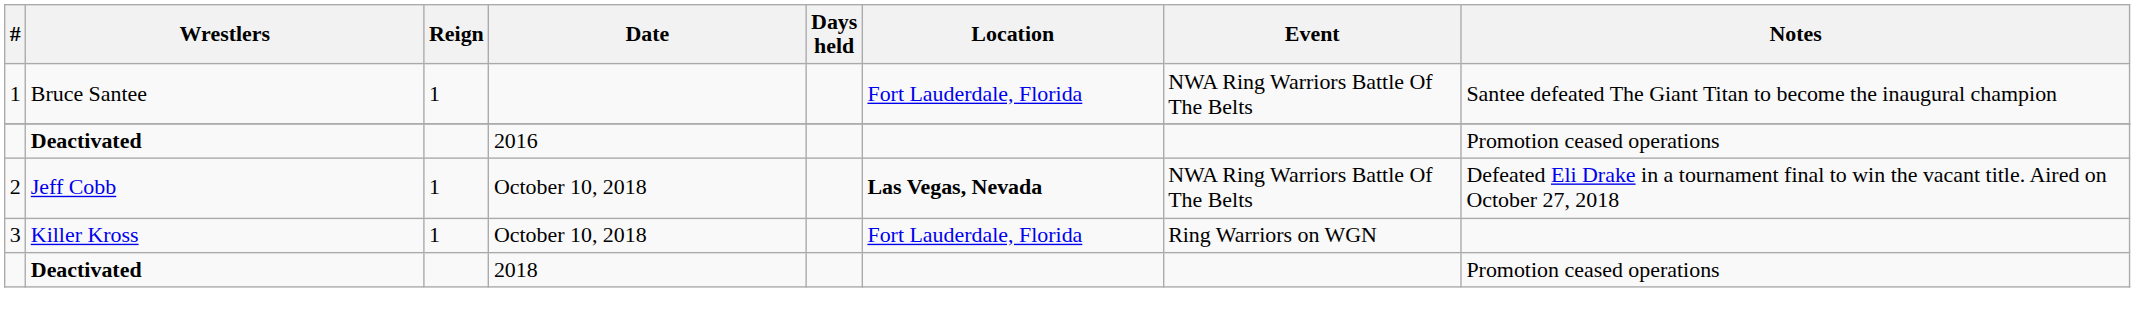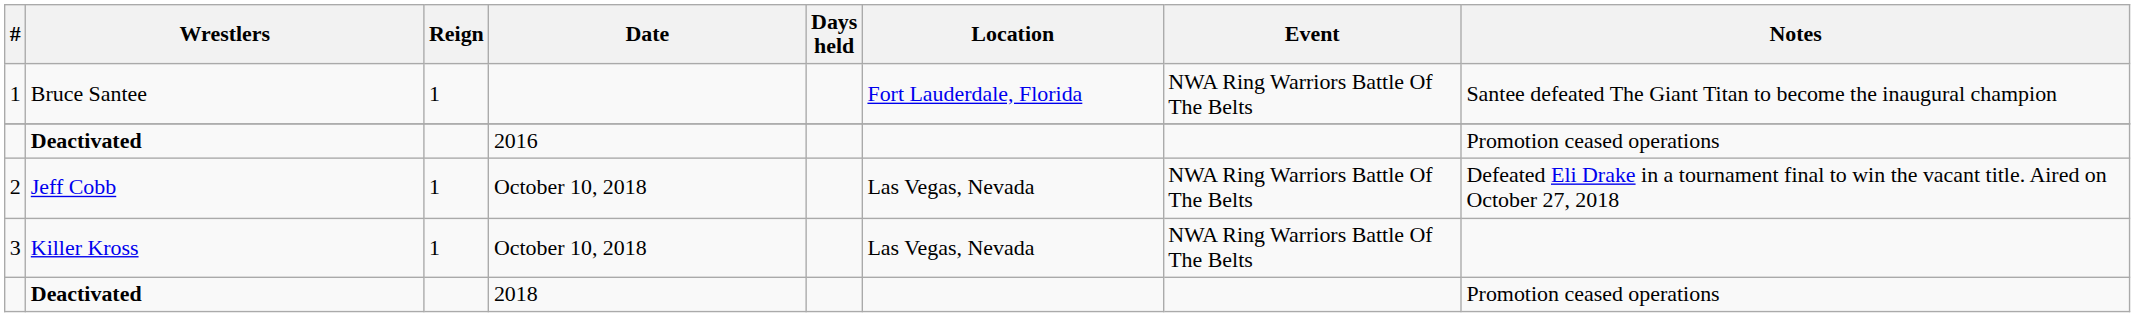(955, 187) bold -> (951, 187) normal
(975, 234) Fort Lauderdale, Florida -> (951, 247) Las Vegas, Nevada
(1273, 234) Ring Warriors on WGN -> (1300, 247) NWA Ring Warriors Battle Of The Belts
